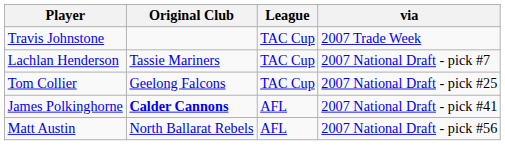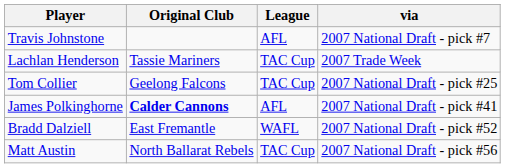(287, 38) TAC Cup -> (274, 38) AFL
(371, 38) 2007 Trade Week -> (406, 38) 2007 National Draft - pick #7
(406, 60) 2007 National Draft - pick #7 -> (371, 60) 2007 Trade Week
+ row: (49, 128)
(274, 128) AFL -> (287, 151) TAC Cup
